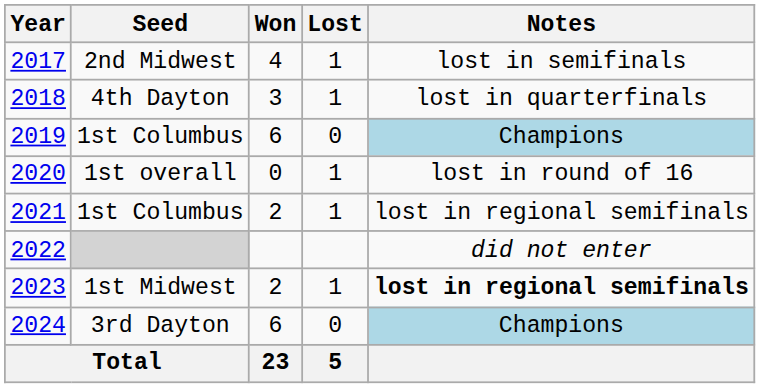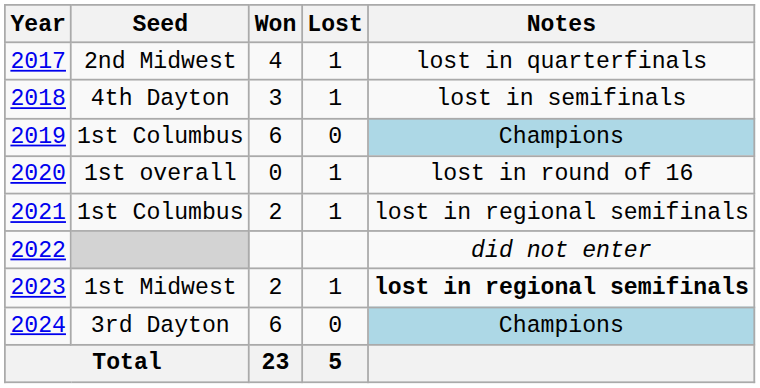(561, 61) lost in semifinals -> (561, 61) lost in quarterfinals
(561, 99) lost in quarterfinals -> (561, 99) lost in semifinals
